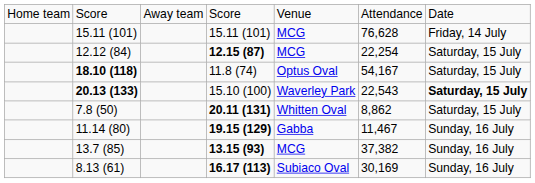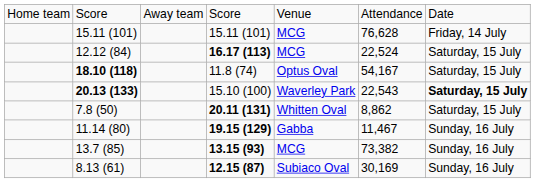(237, 52) 12.15 (87) -> (240, 52) 16.17 (113)
(380, 52) 22,254 -> (380, 52) 22,524
(380, 149) 37,382 -> (380, 149) 73,382
(240, 168) 16.17 (113) -> (237, 168) 12.15 (87)
